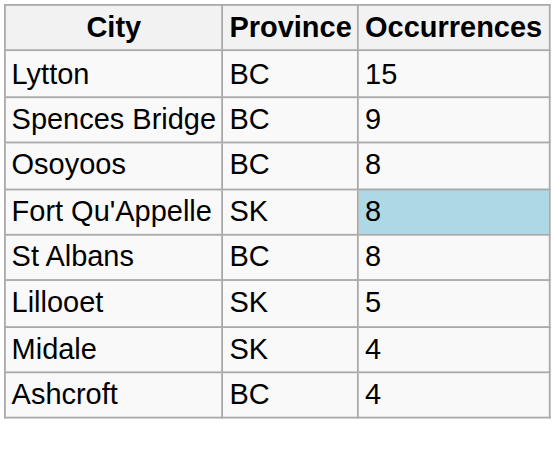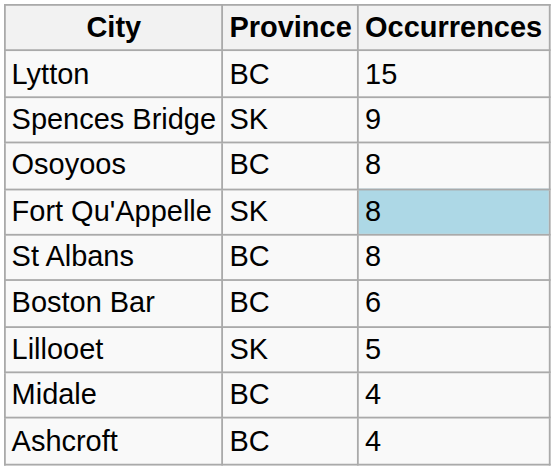(250, 119) BC -> (249, 119) SK
+ row: (83, 303)
(249, 348) SK -> (250, 394) BC
